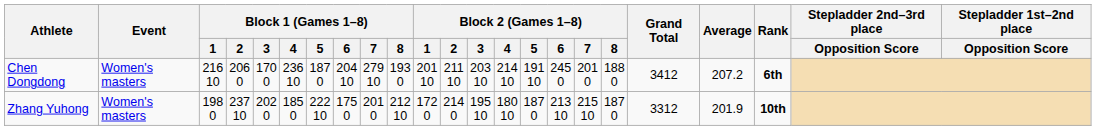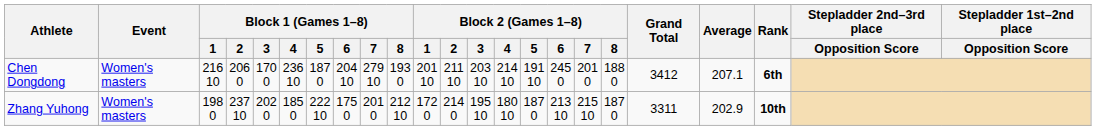(727, 75) 207.2 -> (727, 75) 207.1
(664, 109) 3312 -> (664, 109) 3311
(727, 109) 201.9 -> (727, 109) 202.9
